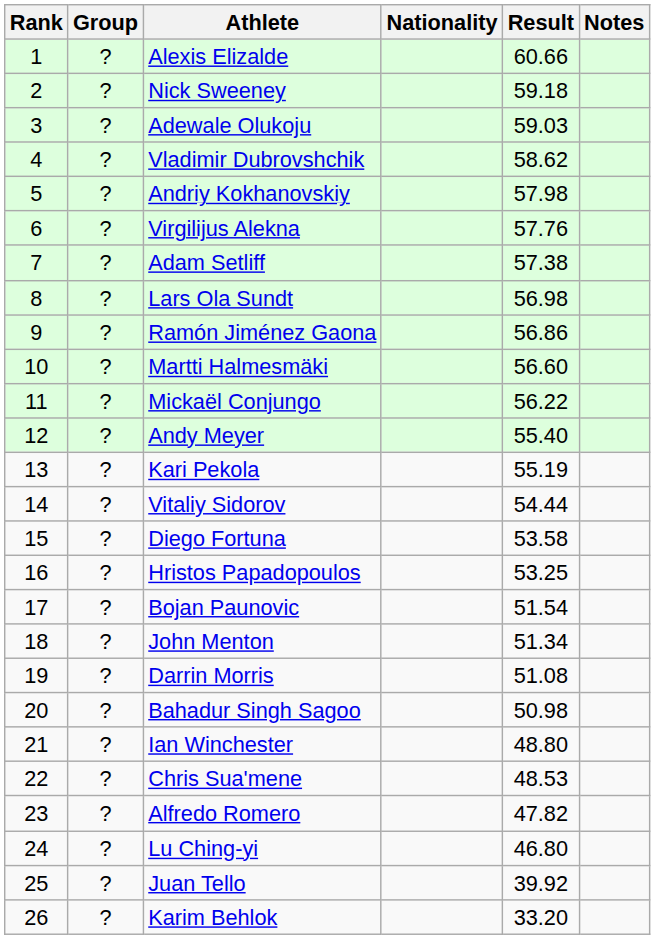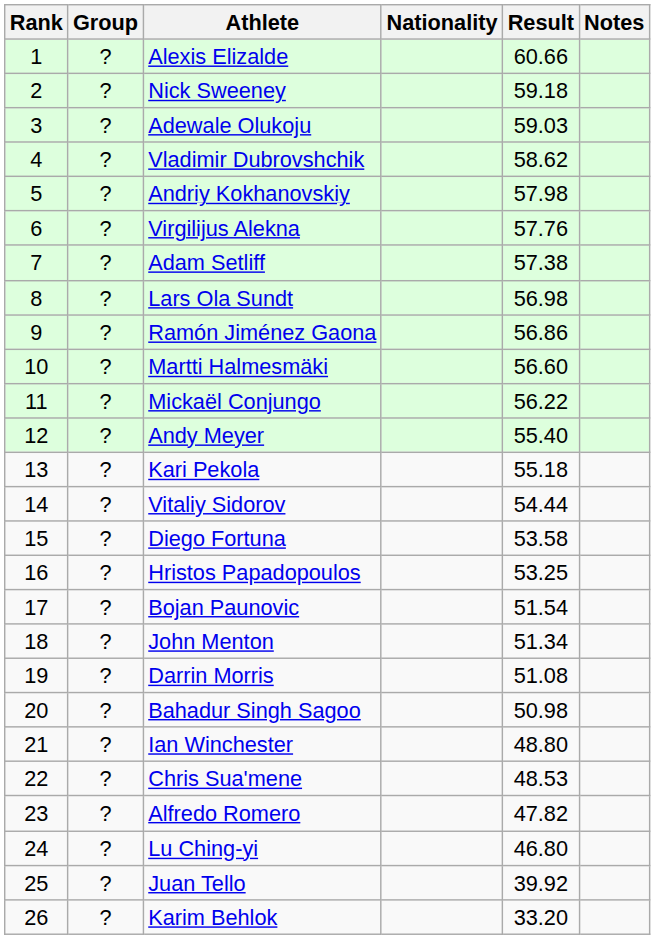(541, 469) 55.19 -> (541, 469) 55.18
